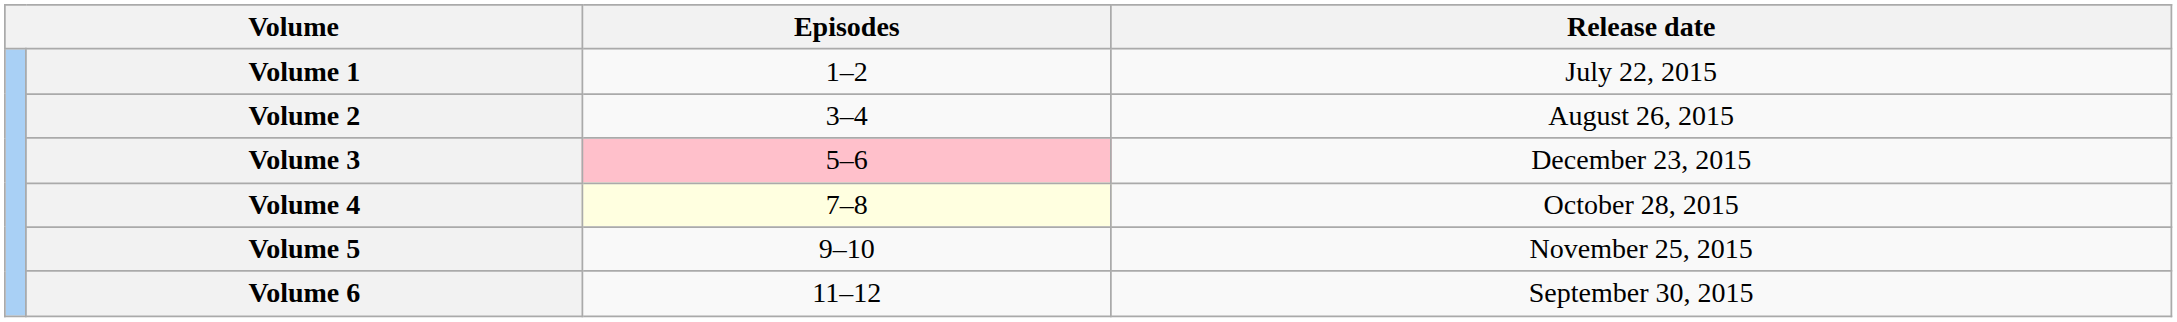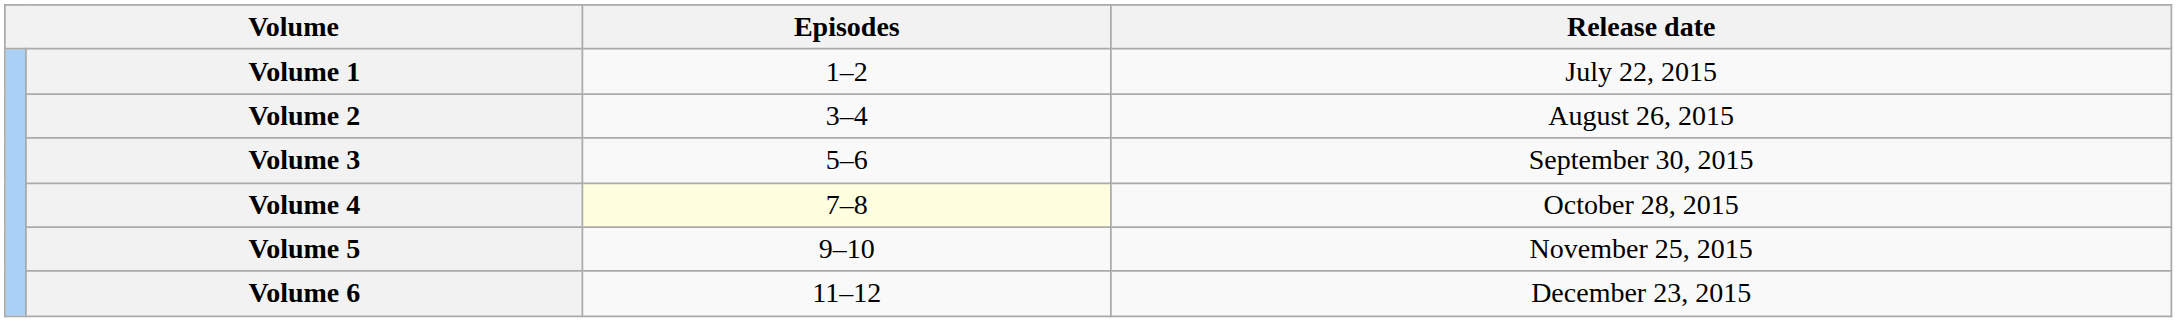(847, 159) pink background -> (847, 159) no background
(1641, 159) December 23, 2015 -> (1641, 159) September 30, 2015
(1641, 293) September 30, 2015 -> (1641, 293) December 23, 2015
